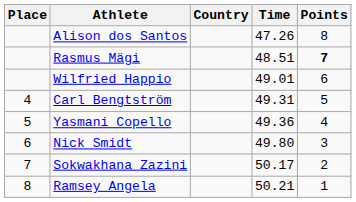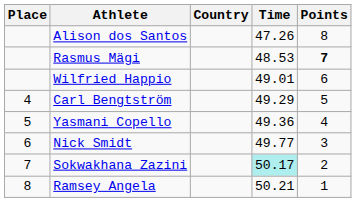(275, 58) 48.51 -> (275, 58) 48.53
(275, 101) 49.31 -> (275, 101) 49.29
(275, 144) 49.80 -> (275, 144) 49.77
(275, 165) no background -> (275, 165) paleturquoise background
